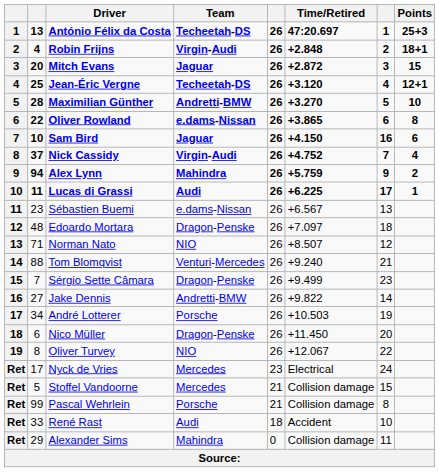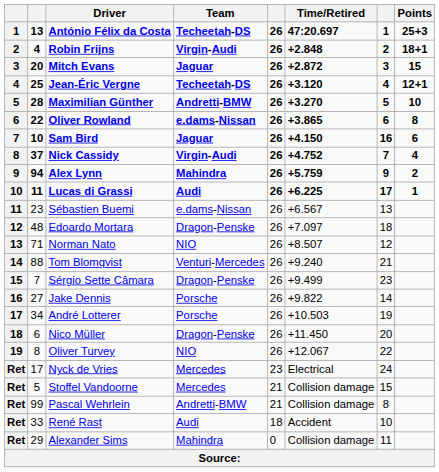(211, 298) Andretti-BMW -> (197, 298) Porsche
(197, 404) Porsche -> (211, 404) Andretti-BMW
